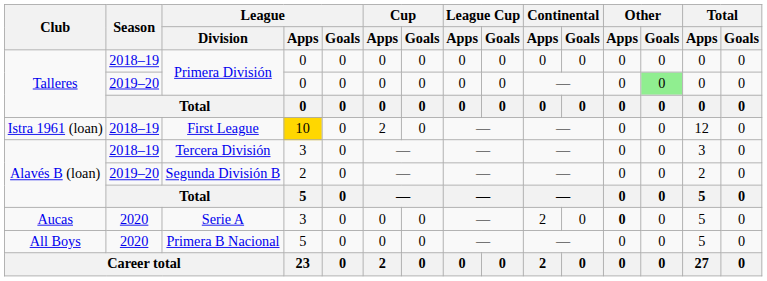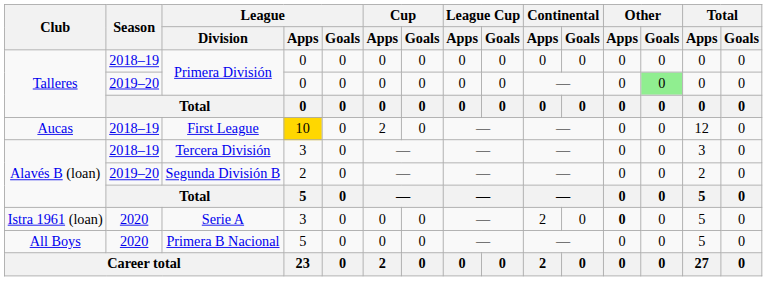(55, 128) Istra 1961 (loan) -> (55, 128) Aucas
(55, 219) Aucas -> (55, 219) Istra 1961 (loan)
